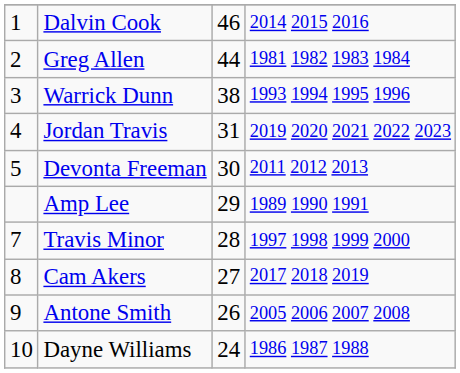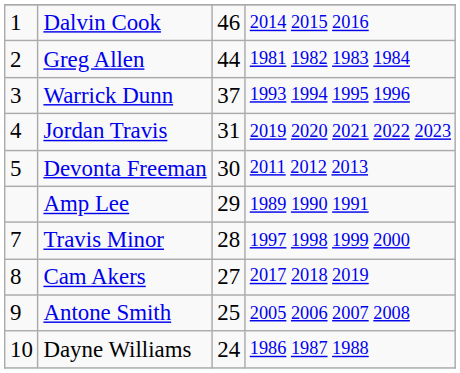(229, 95) 38 -> (229, 95) 37
(229, 312) 26 -> (229, 312) 25
